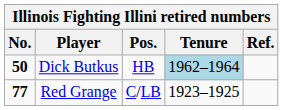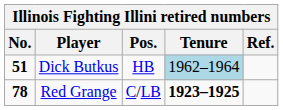(20, 67) 50 -> (20, 67) 51
(20, 92) 77 -> (20, 92) 78
(204, 92) normal -> (204, 92) bold
